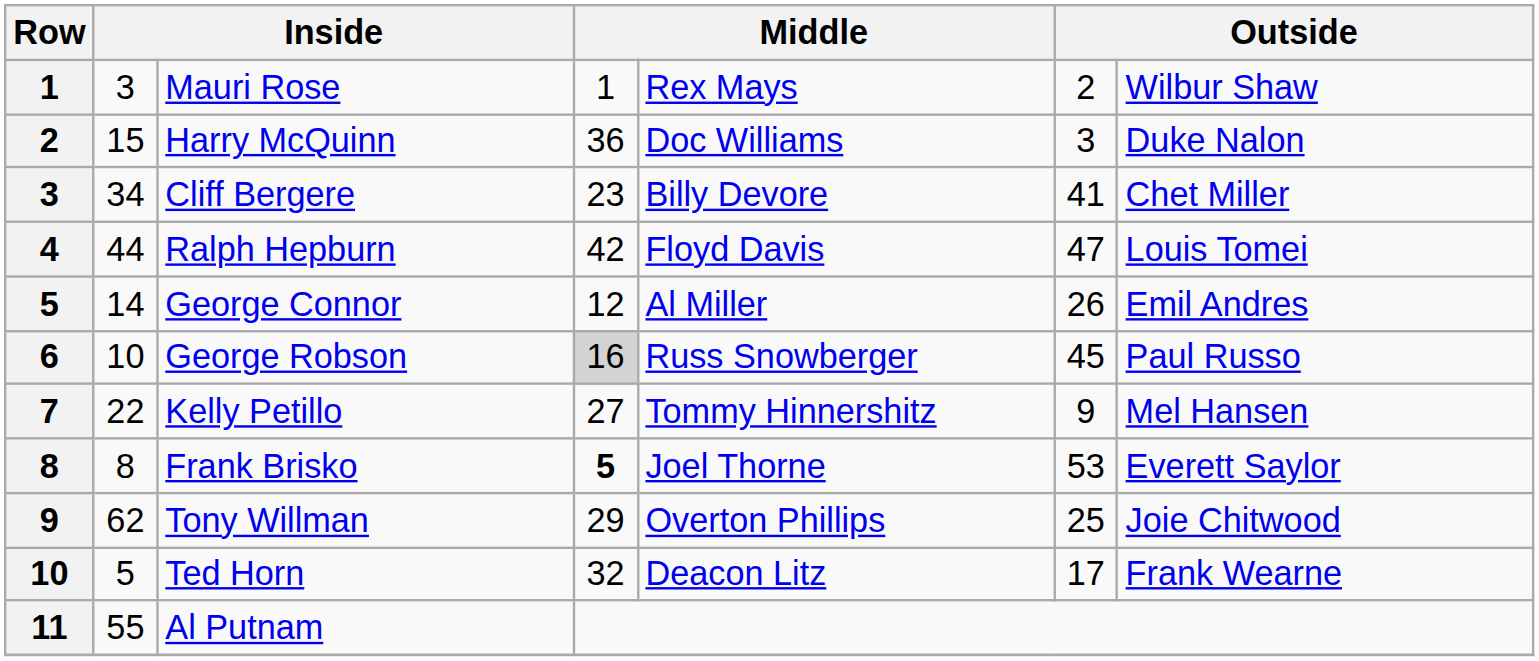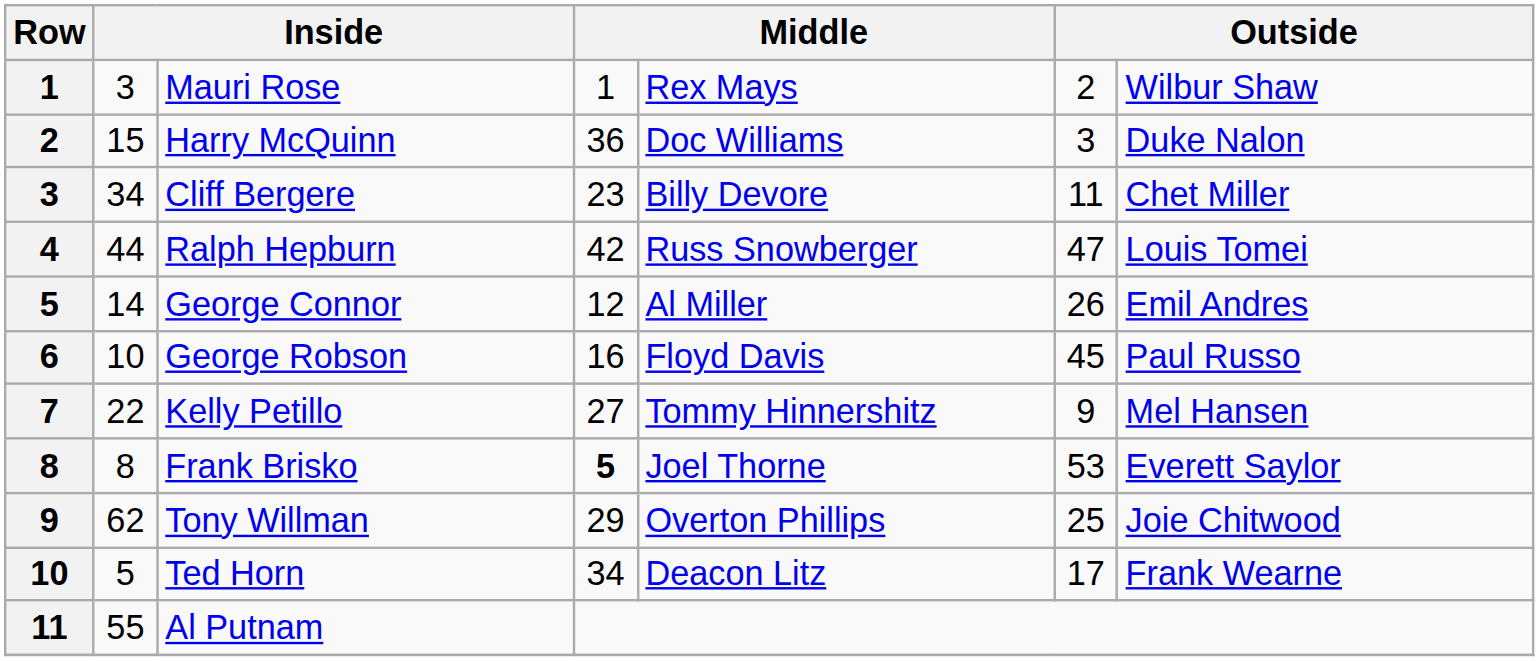(1086, 195) 41 -> (1086, 195) 11
(735, 249) Floyd Davis -> (782, 249) Russ Snowberger
(606, 358) lightgrey background -> (606, 358) no background
(782, 358) Russ Snowberger -> (735, 358) Floyd Davis
(606, 574) 32 -> (606, 574) 34
